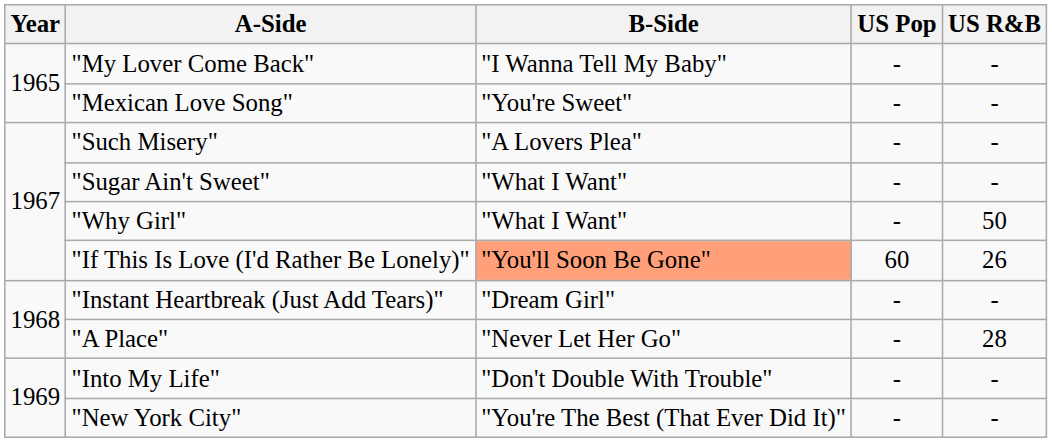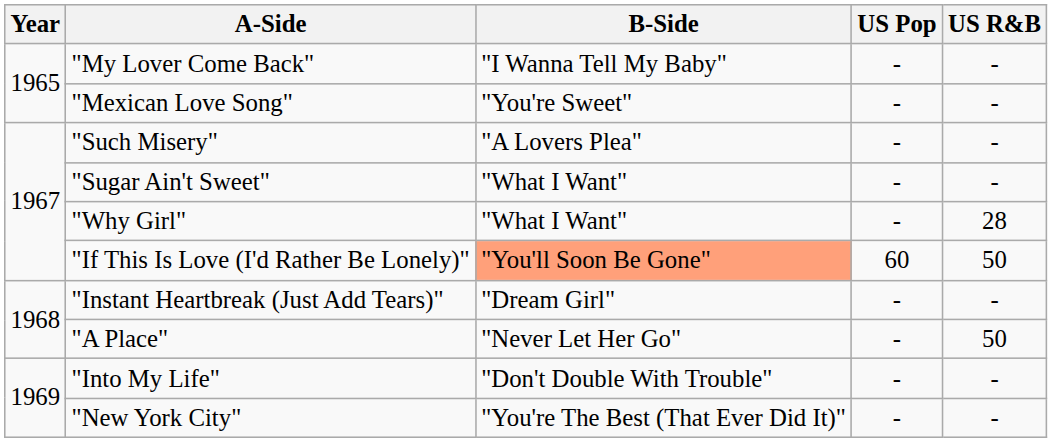(995, 220) 50 -> (995, 220) 28
(995, 260) 26 -> (995, 260) 50
(995, 338) 28 -> (995, 338) 50
